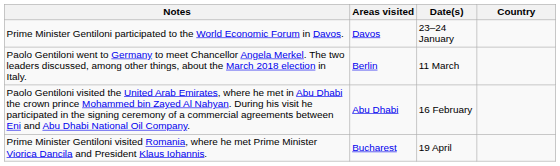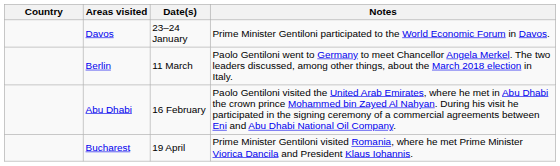columns swapped: (516, 12) <-> (177, 12)
